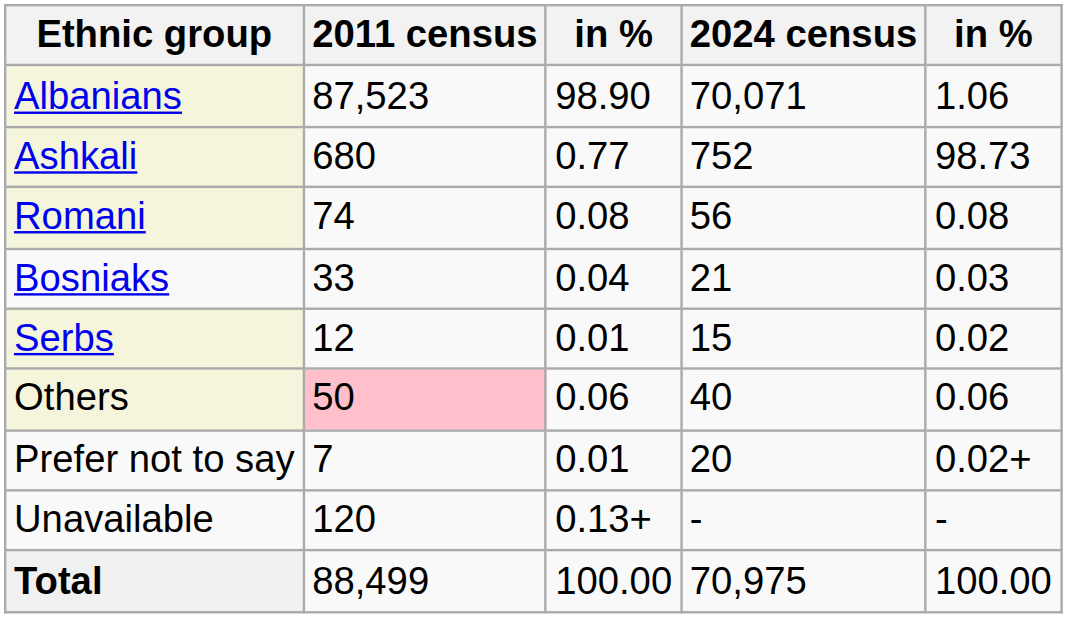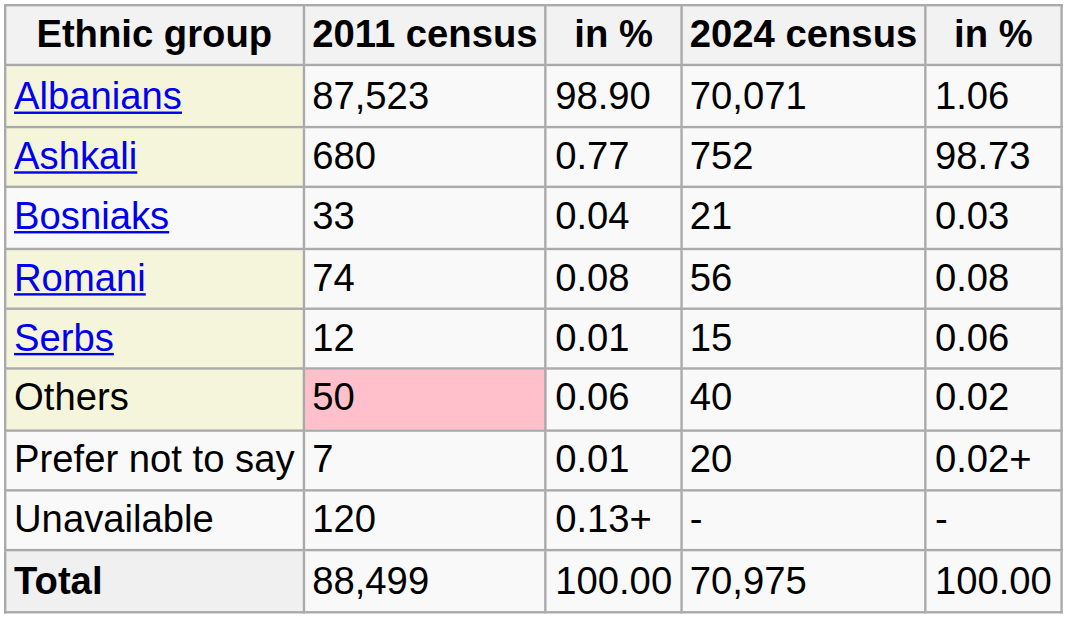rows swapped: (80, 216) <-> (92, 277)
(972, 338) 0.02 -> (972, 338) 0.06
(972, 398) 0.06 -> (972, 398) 0.02
